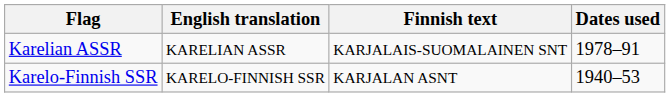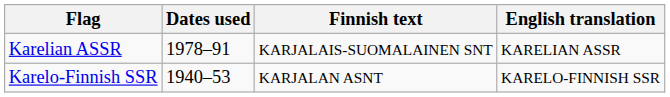columns swapped: (618, 19) <-> (245, 19)
